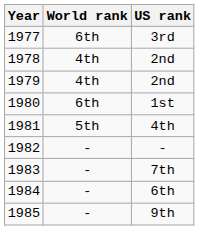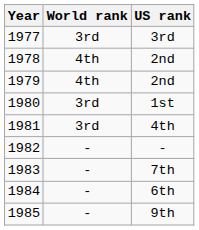(87, 38) 6th -> (87, 38) 3rd
(87, 104) 6th -> (87, 104) 3rd
(87, 126) 5th -> (87, 126) 3rd
